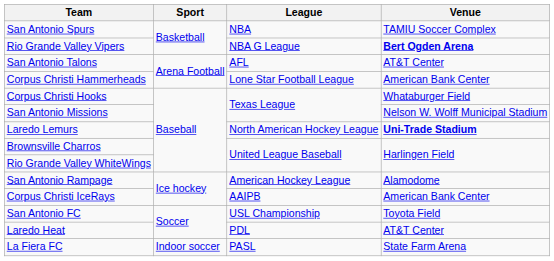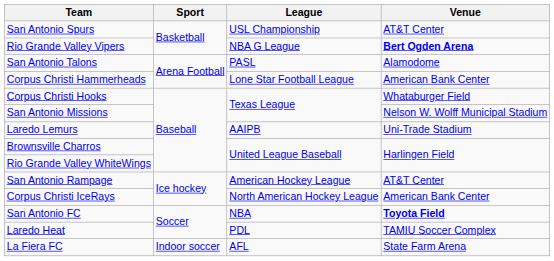(240, 29) NBA -> (275, 29) USL Championship
(440, 29) TAMIU Soccer Complex -> (414, 29) AT&T Center
(239, 63) AFL -> (242, 63) PASL
(414, 63) AT&T Center -> (411, 63) Alamodome
(304, 130) North American Hockey League -> (245, 130) AAIPB
(430, 130) bold -> (427, 130) normal
(411, 180) Alamodome -> (414, 180) AT&T Center
(245, 197) AAIPB -> (304, 197) North American Hockey League
(275, 213) USL Championship -> (240, 213) NBA
(412, 213) normal -> (414, 213) bold
(414, 230) AT&T Center -> (440, 230) TAMIU Soccer Complex
(242, 247) PASL -> (239, 247) AFL
